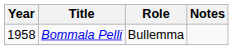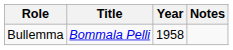columns swapped: (21, 14) <-> (156, 14)
